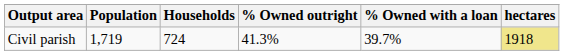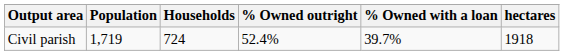(260, 38) 41.3% -> (260, 38) 52.4%
(519, 38) khaki background -> (519, 38) no background
